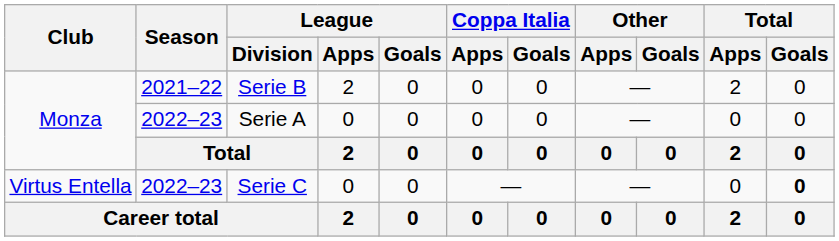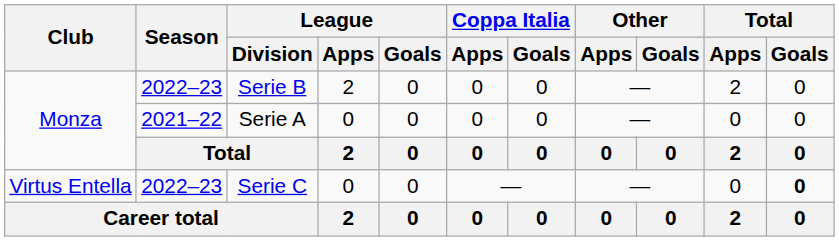(182, 86) 2021–22 -> (182, 86) 2022–23
(182, 119) 2022–23 -> (182, 119) 2021–22
